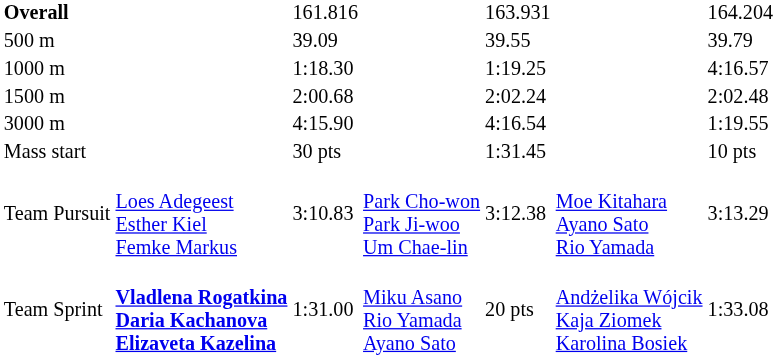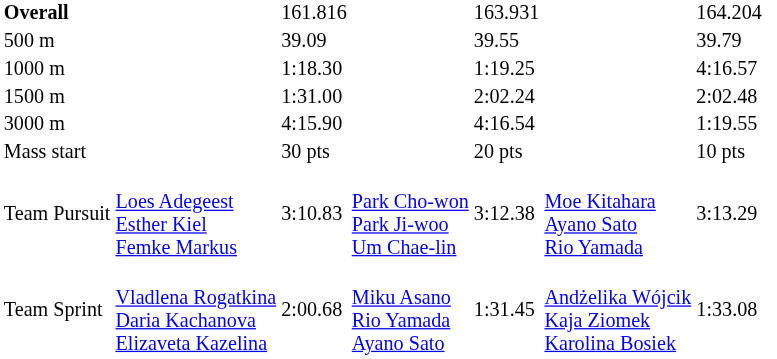(323, 96) 2:00.68 -> (312, 96) 1:31.00
(516, 151) 1:31.45 -> (498, 151) 20 pts
(201, 320) bold -> (196, 320) normal
(323, 309) 1:31.00 -> (312, 309) 2:00.68
(509, 309) 20 pts -> (504, 309) 1:31.45
